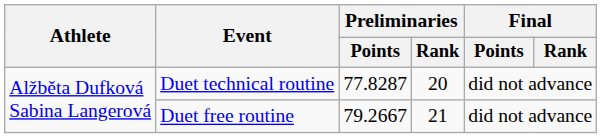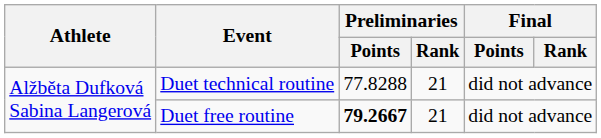(375, 83) 77.8287 -> (375, 83) 77.8288
(438, 83) 20 -> (438, 83) 21
(375, 116) normal -> (375, 116) bold
